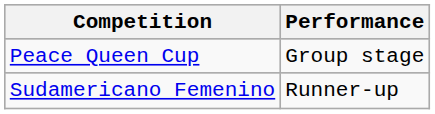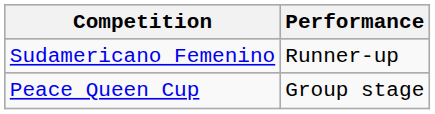rows swapped: (105, 56) <-> (143, 91)
